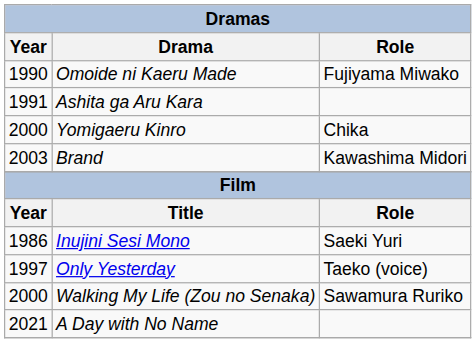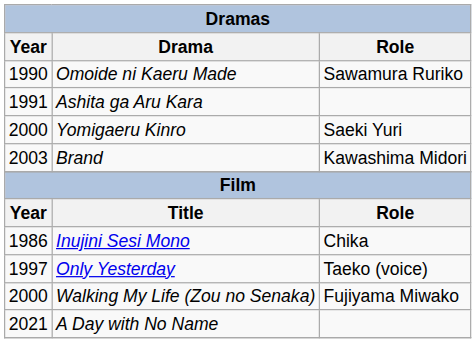(391, 74) Fujiyama Miwako -> (393, 74) Sawamura Ruriko
(346, 130) Chika -> (363, 130) Saeki Yuri
(363, 241) Saeki Yuri -> (346, 241) Chika
(393, 296) Sawamura Ruriko -> (391, 296) Fujiyama Miwako
